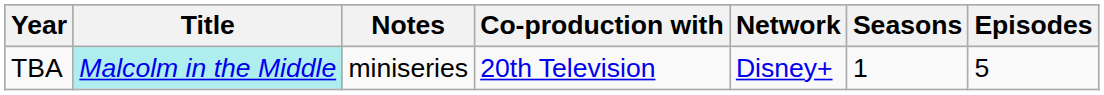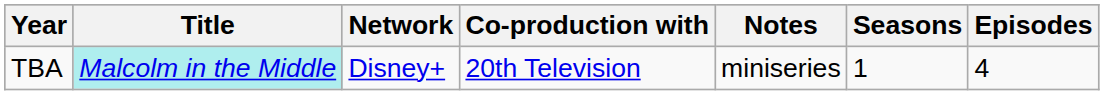columns swapped: (788, 25) <-> (408, 25)
(982, 67) 5 -> (982, 67) 4
